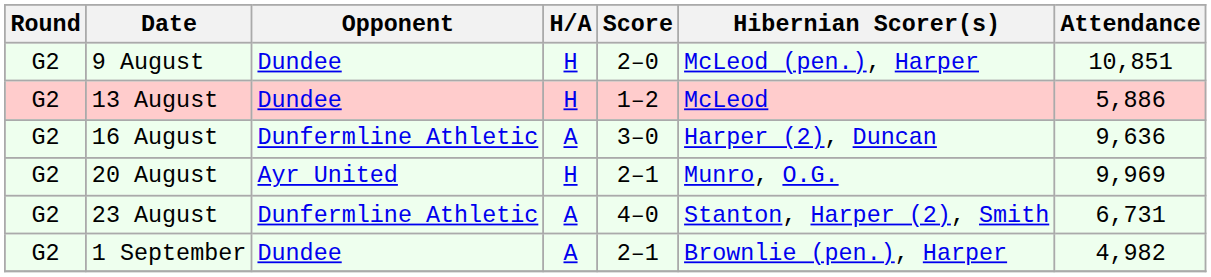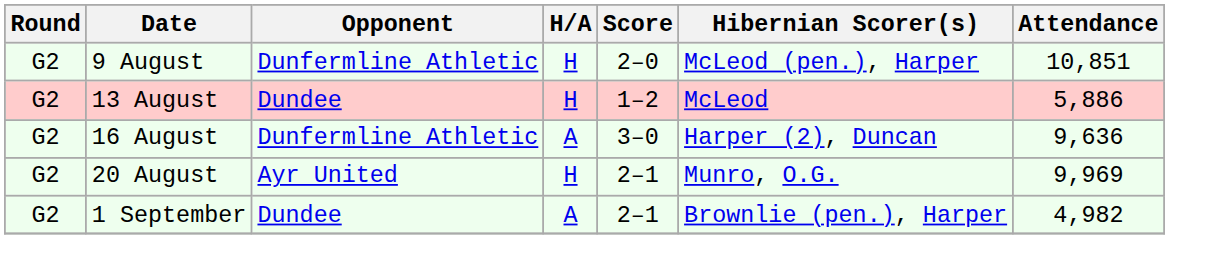(300, 62) Dundee -> (398, 62) Dunfermline Athletic
- row: (155, 215)
